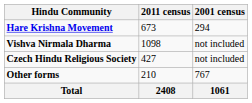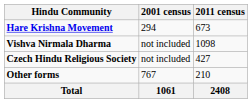columns swapped: (220, 12) <-> (166, 12)
